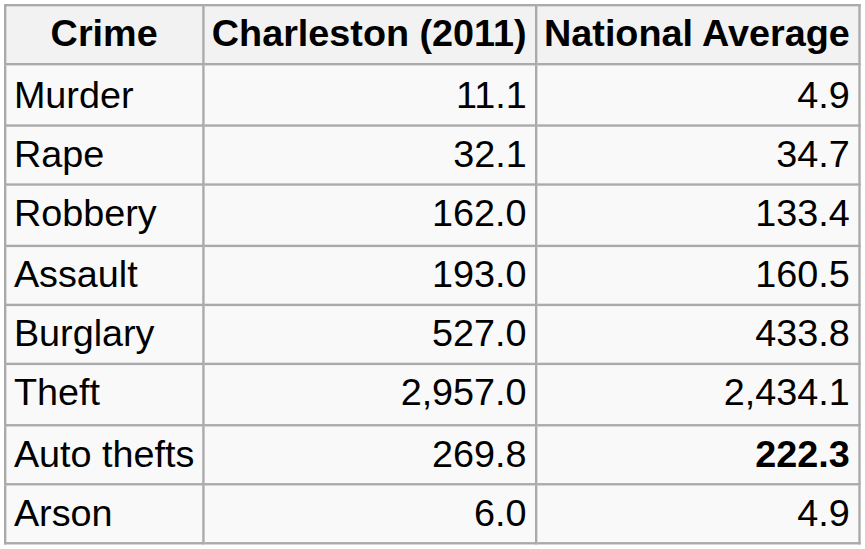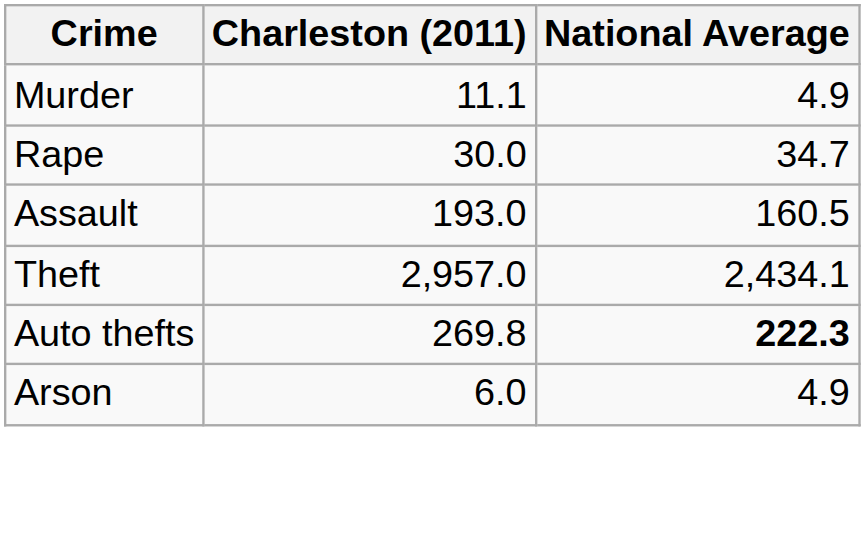(490, 154) 32.1 -> (490, 154) 30.0
- row: (85, 214)
- row: (84, 333)
